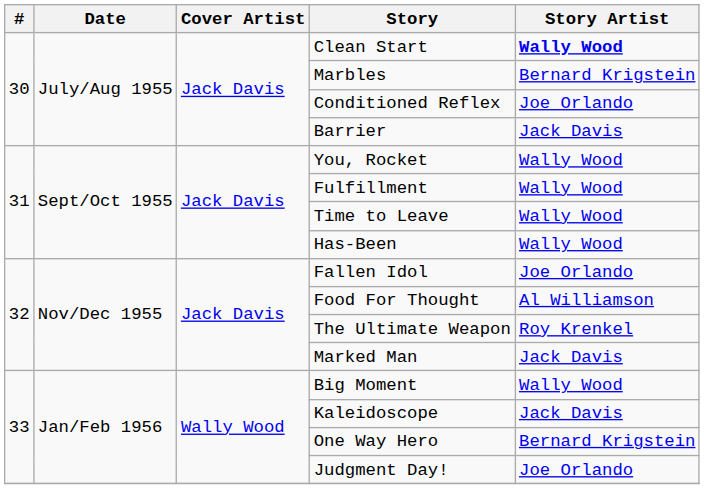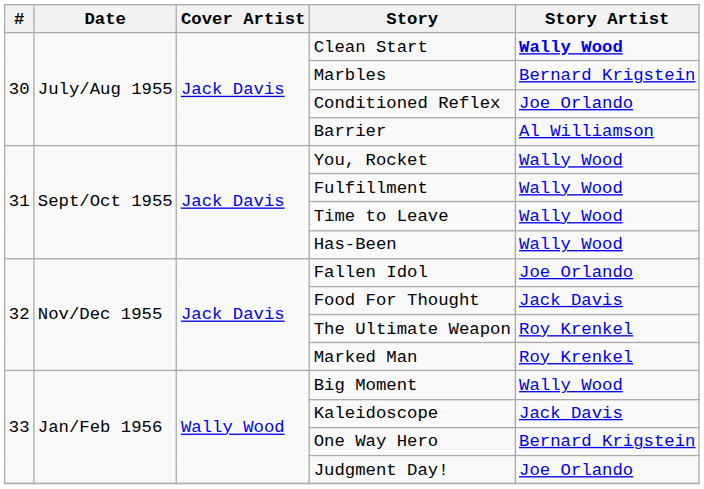(571, 131) Jack Davis -> (586, 131) Al Williamson
(586, 301) Al Williamson -> (571, 301) Jack Davis
(571, 357) Jack Davis -> (576, 357) Roy Krenkel
